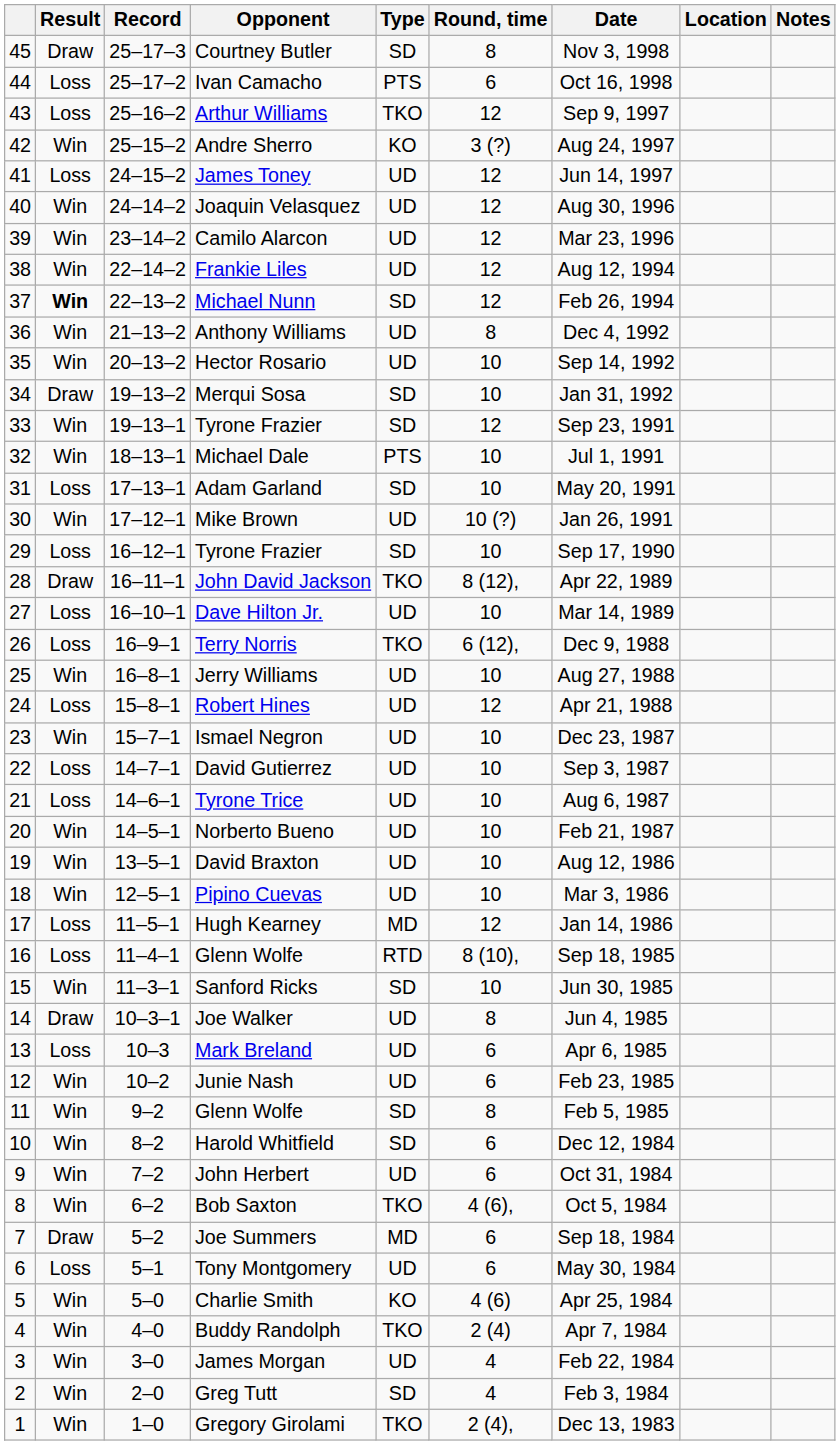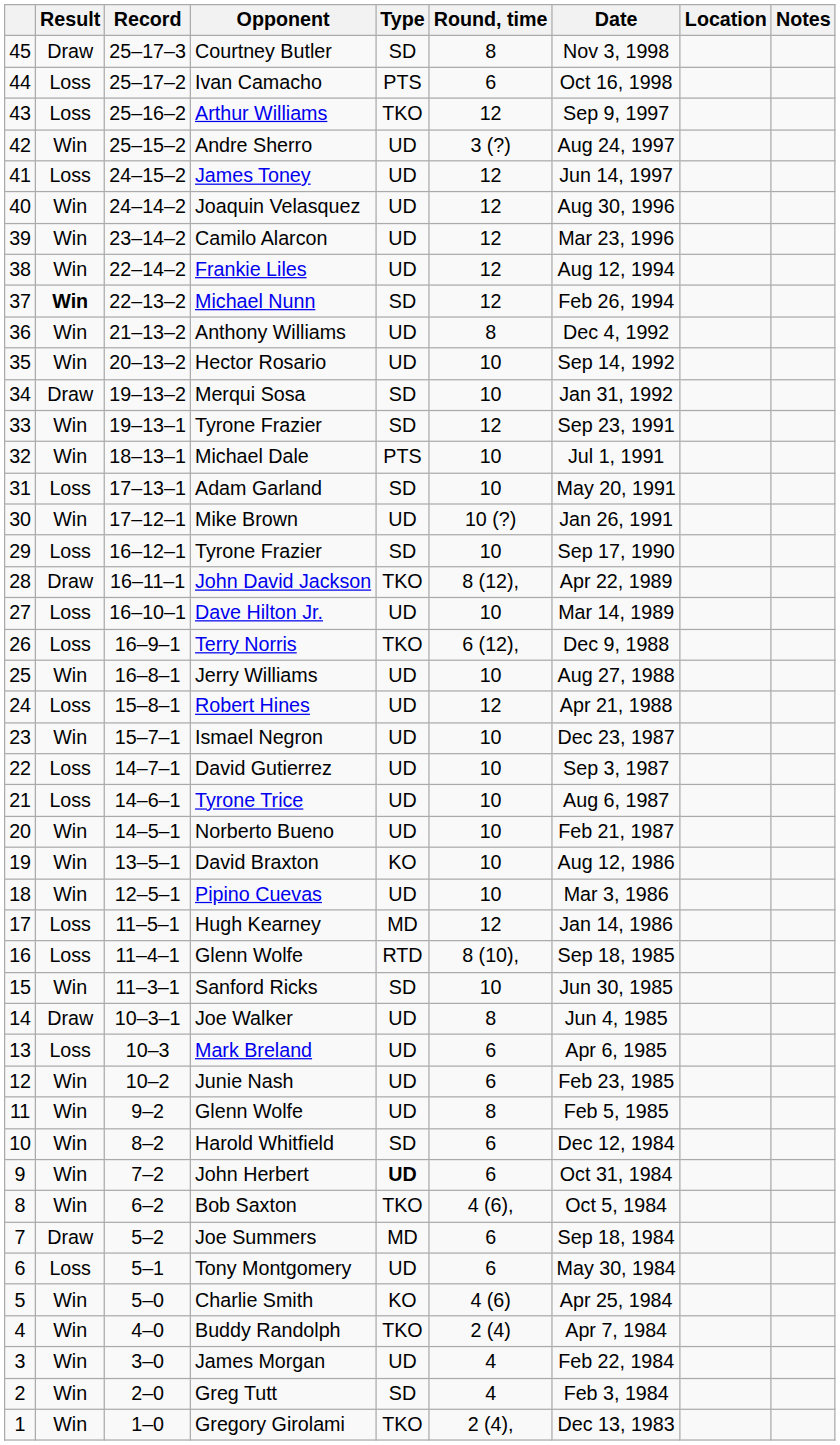(402, 144) KO -> (402, 144) UD
(402, 862) UD -> (402, 862) KO
(402, 1112) SD -> (402, 1112) UD
(402, 1174) normal -> (402, 1174) bold
